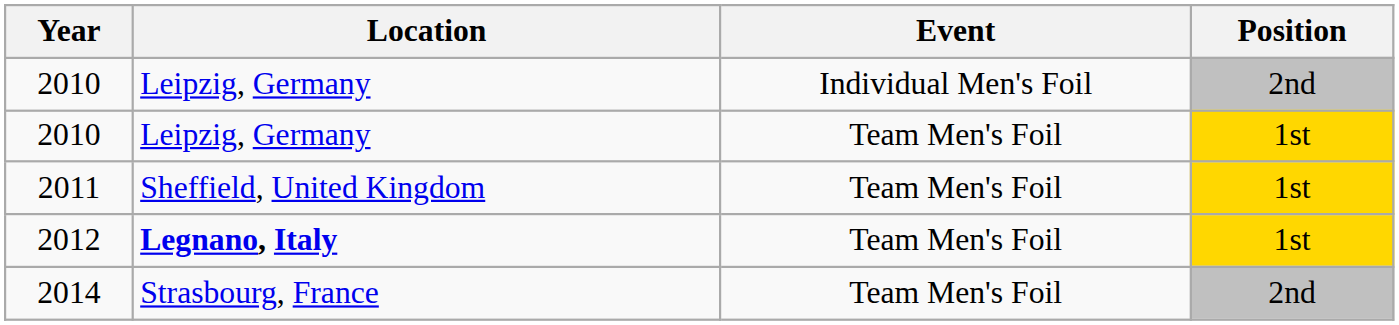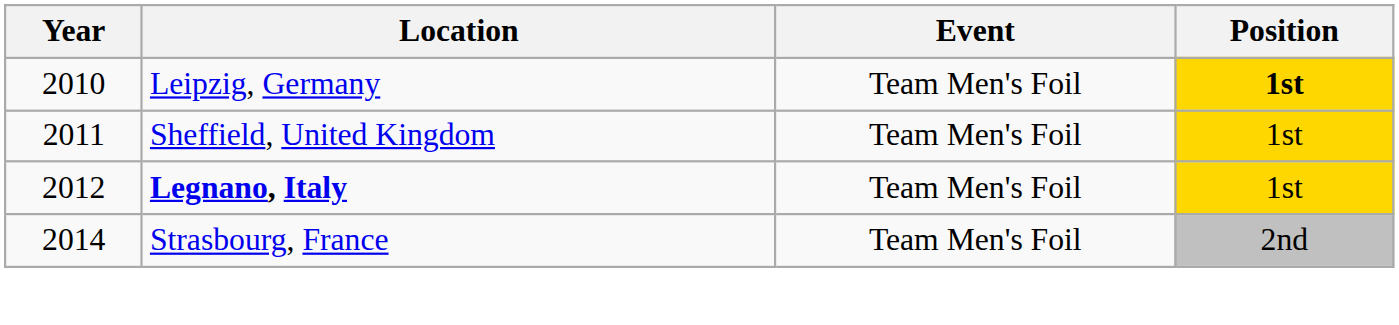- row: (69, 83)
(1292, 135) normal -> (1284, 83) bold
